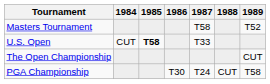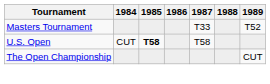(202, 27) T58 -> (202, 27) T33
(202, 42) T33 -> (202, 42) T58
- row: (48, 72)
